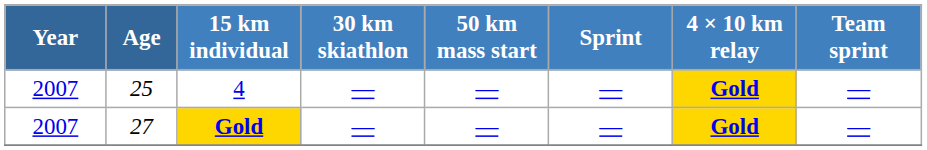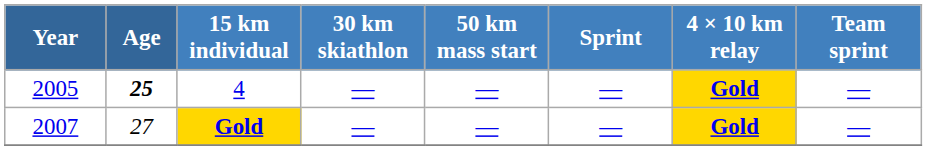(55, 88) 2007 -> (55, 88) 2005
(142, 88) normal -> (142, 88) bold
